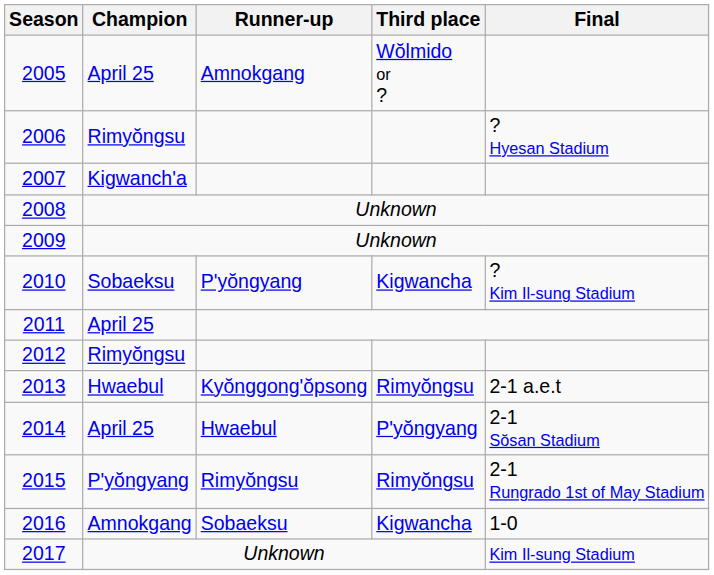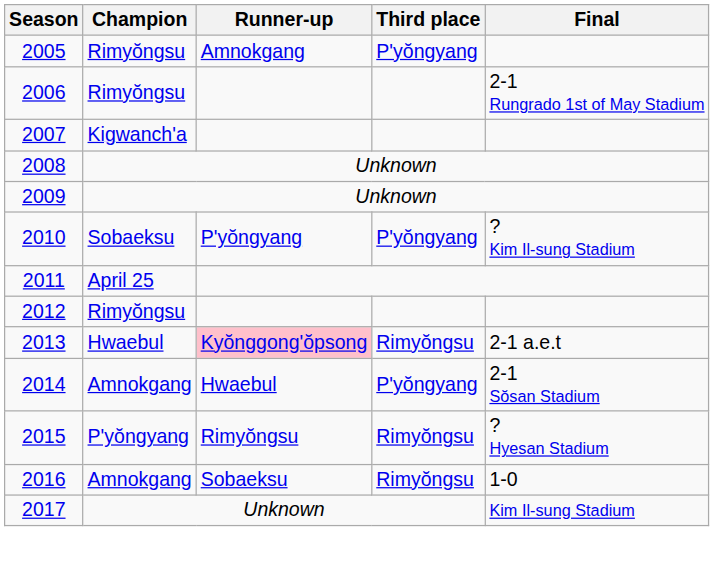(121, 72) April 25 -> (136, 50) Rimyŏngsu
(414, 72) Wŏlmido or ? -> (427, 50) P'yŏngyang
(549, 136) ? Hyesan Stadium -> (597, 92) 2-1 Rungrado 1st of May Stadium
(424, 282) Kigwancha -> (427, 238) P'yŏngyang
(284, 386) no background -> (284, 342) pink background
(121, 428) April 25 -> (140, 384) Amnokgang
(597, 481) 2-1 Rungrado 1st of May Stadium -> (549, 437) ? Hyesan Stadium
(424, 523) Kigwancha -> (425, 479) Rimyŏngsu
